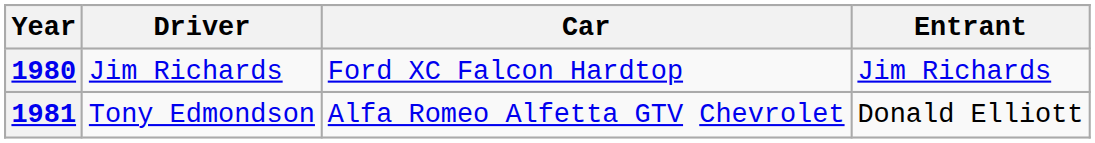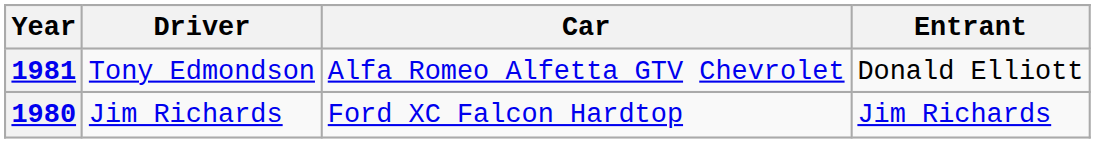rows swapped: (44, 71) <-> (44, 115)
